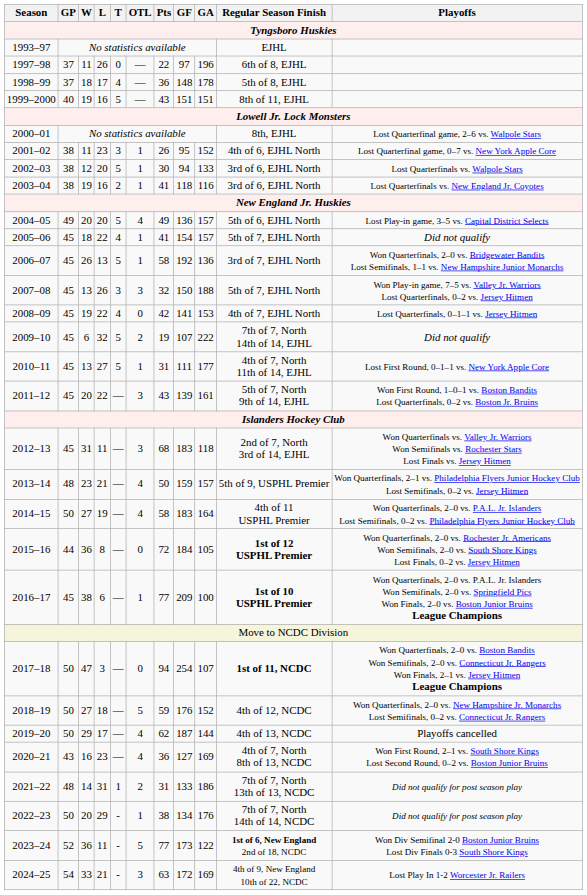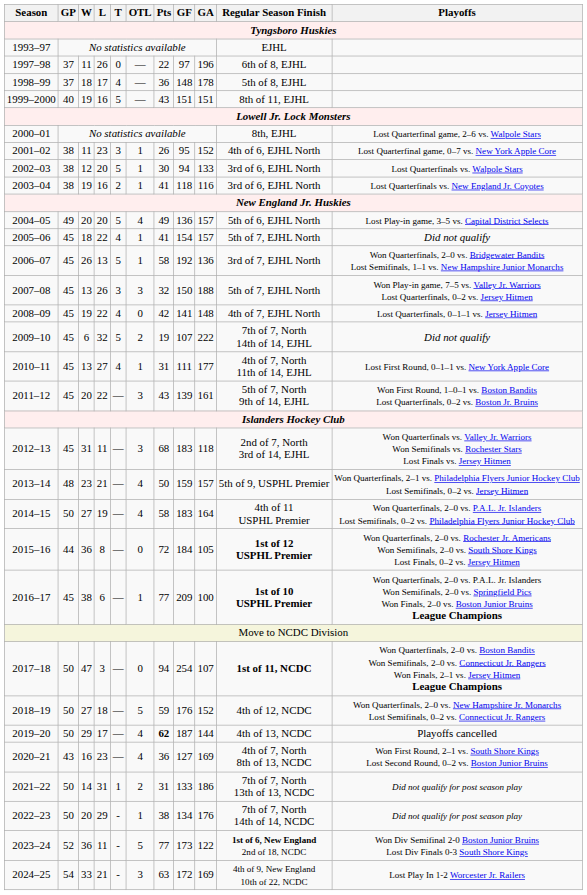(206, 313) 153 -> (206, 313) 148
(118, 366) 5 -> (118, 366) 4
(164, 733) normal -> (164, 733) bold
(68, 786) 48 -> (68, 786) 50
